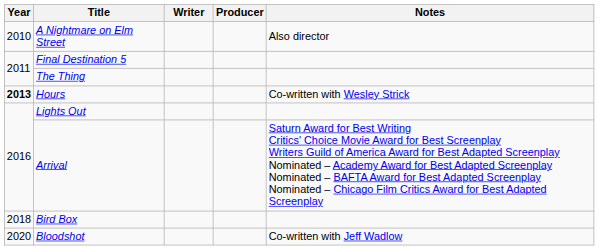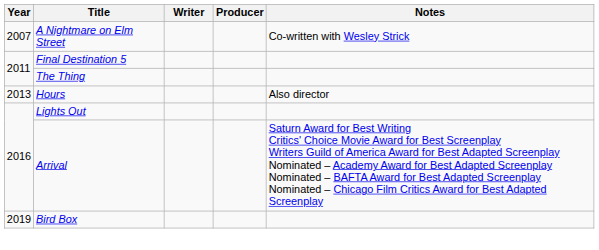(19, 36) 2010 -> (19, 36) 2007
(299, 36) Also director -> (339, 36) Co-written with Wesley Strick
(19, 94) bold -> (19, 94) normal
(339, 94) Co-written with Wesley Strick -> (299, 94) Also director
(19, 219) 2018 -> (19, 219) 2019
- row: (60, 236)
